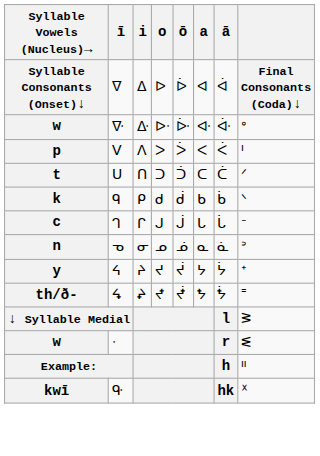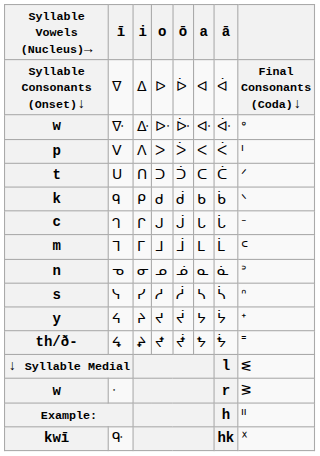+ row: (57, 247)
+ row: (57, 295)
(246, 319) ᕒ -> (246, 367) ᓬ
(246, 343) ᓬ -> (246, 391) ᕒ
